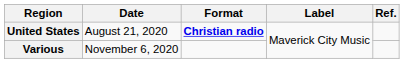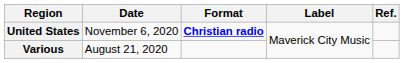(126, 31) August 21, 2020 -> (132, 31) November 6, 2020
(132, 49) November 6, 2020 -> (126, 49) August 21, 2020
